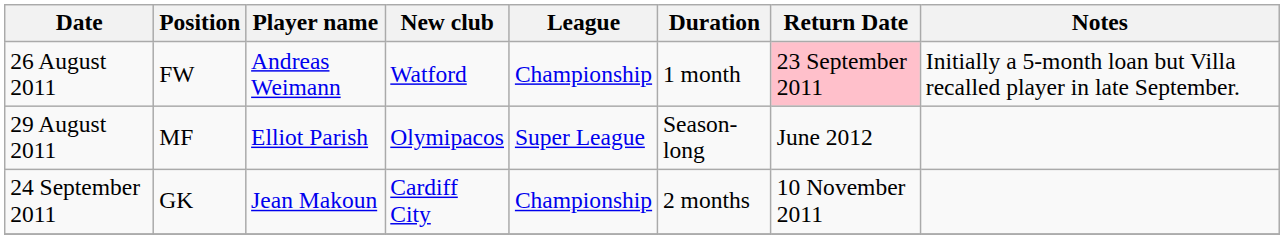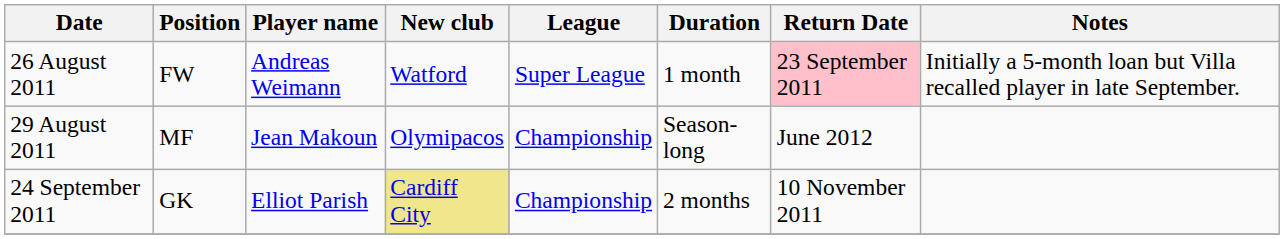(584, 73) Championship -> (580, 73) Super League
(310, 137) Elliot Parish -> (314, 137) Jean Makoun
(580, 137) Super League -> (584, 137) Championship
(314, 201) Jean Makoun -> (310, 201) Elliot Parish
(424, 201) no background -> (424, 201) khaki background
